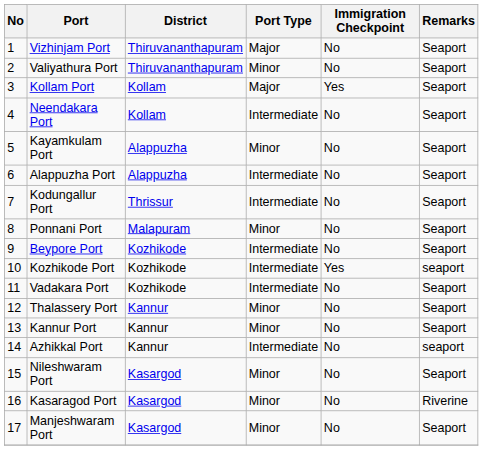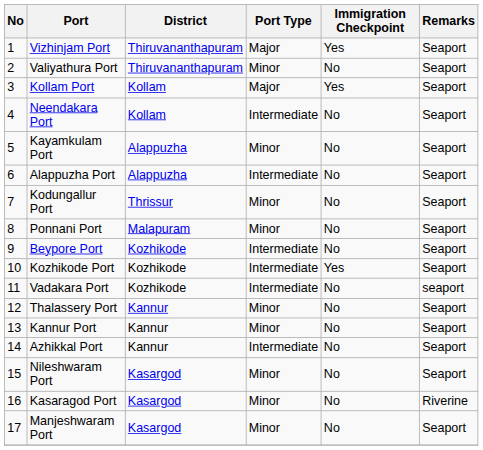(332, 48) No -> (334, 48) Yes
(283, 202) Intermediate -> (264, 202) Minor
(443, 268) seaport -> (444, 268) Seaport
(444, 288) Seaport -> (443, 288) seaport
(443, 347) seaport -> (444, 347) Seaport
